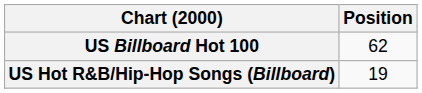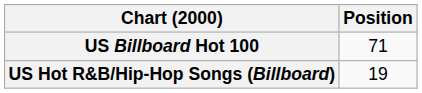(378, 46) 62 -> (378, 46) 71
